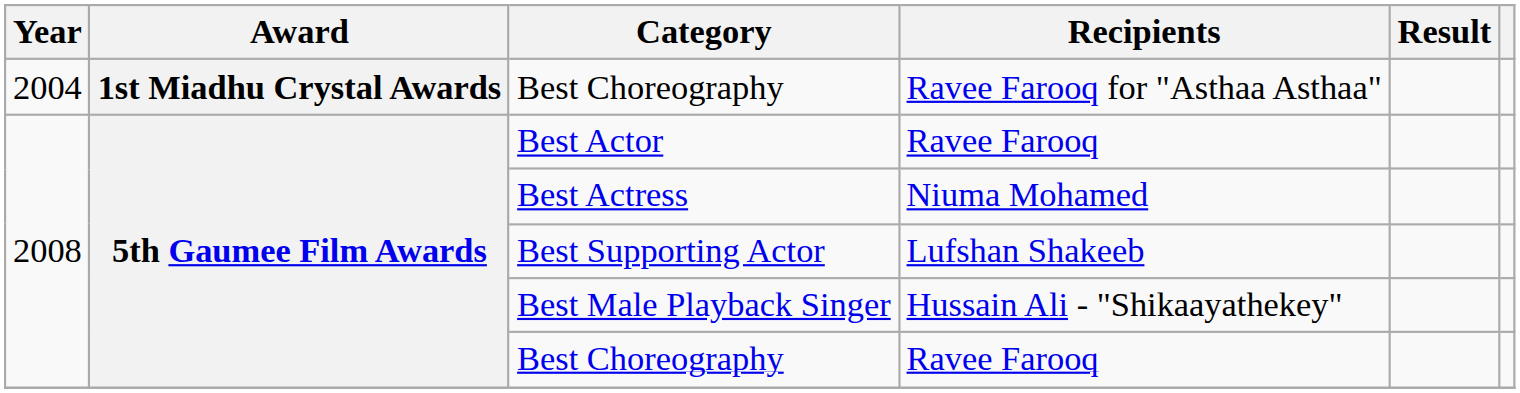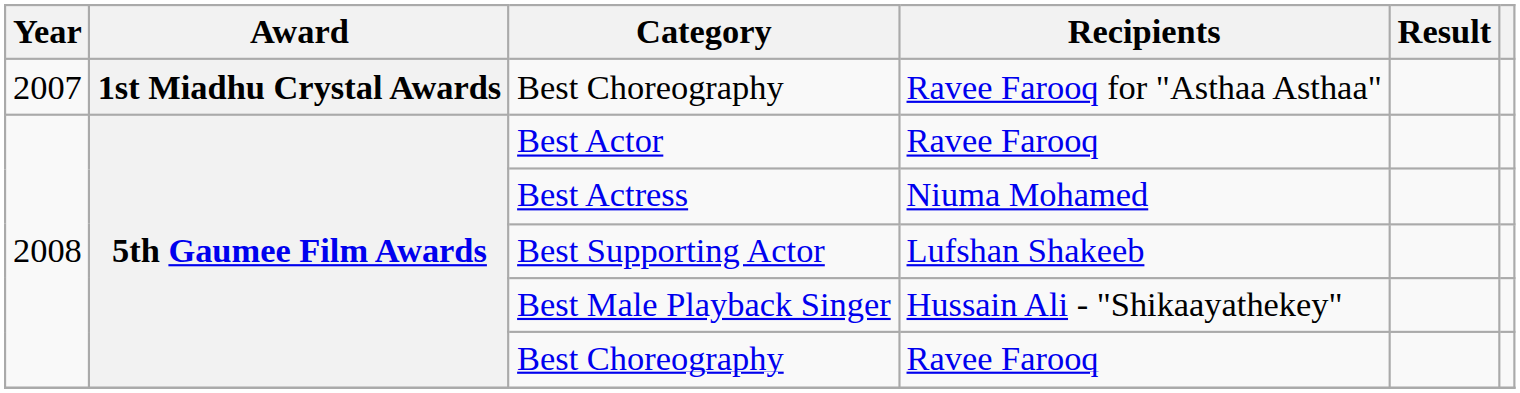(47, 86) 2004 -> (47, 86) 2007
